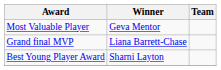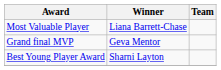(135, 27) Geva Mentor -> (148, 27) Liana Barrett-Chase
(148, 42) Liana Barrett-Chase -> (135, 42) Geva Mentor
